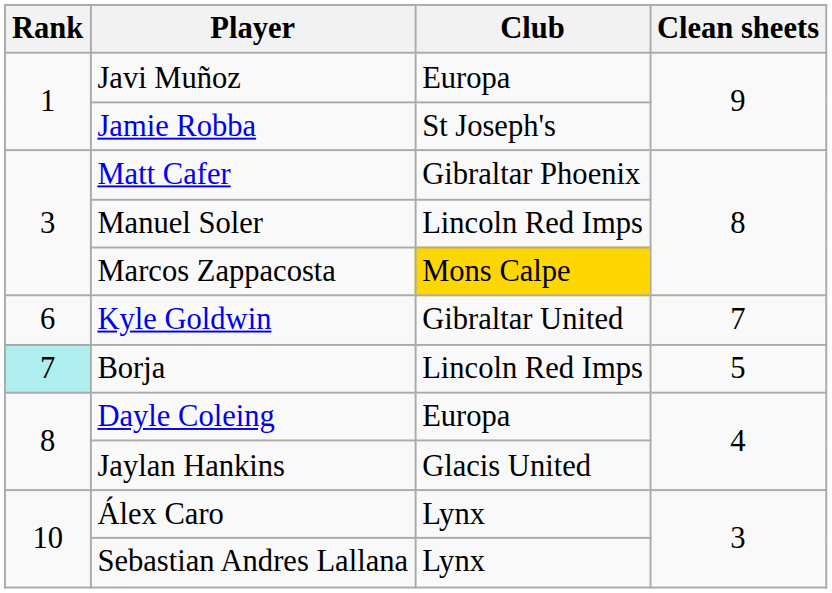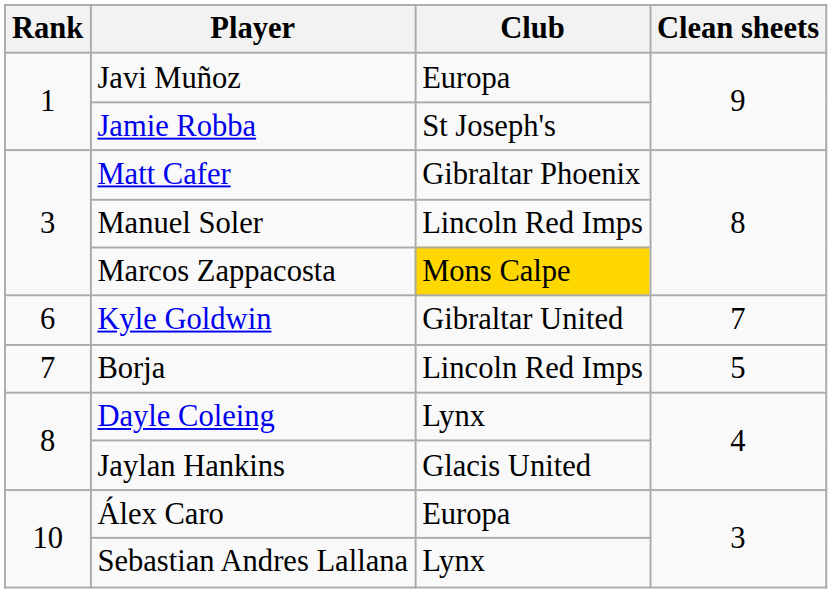(48, 367) paleturquoise background -> (48, 367) no background
(466, 416) Europa -> (454, 416) Lynx
(454, 513) Lynx -> (466, 513) Europa
